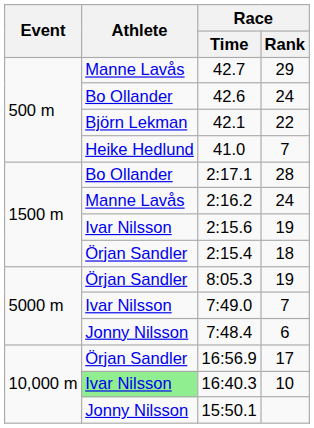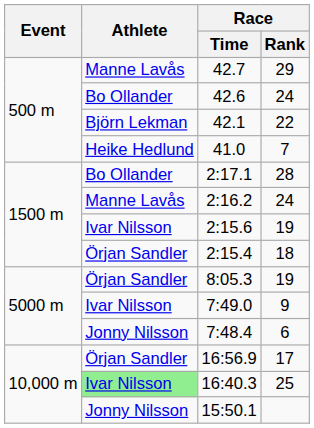(285, 306) 7 -> (285, 306) 9
(285, 384) 10 -> (285, 384) 25
